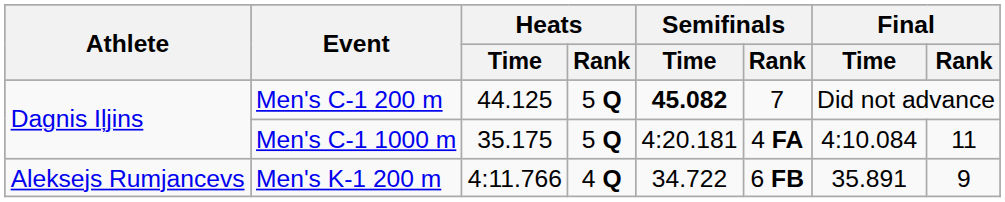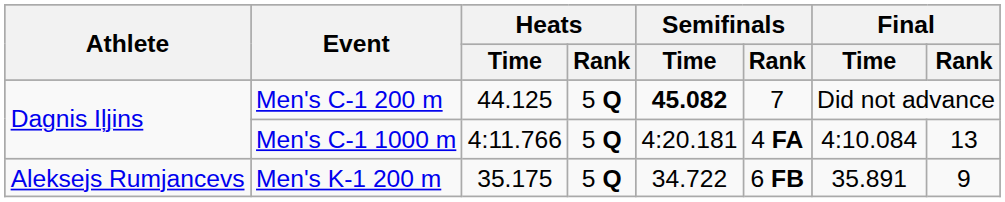(515, 139) 35.175 -> (515, 139) 4:11.766
(964, 139) 11 -> (964, 139) 13
(515, 178) 4:11.766 -> (515, 178) 35.175
(602, 178) 4 Q -> (602, 178) 5 Q
